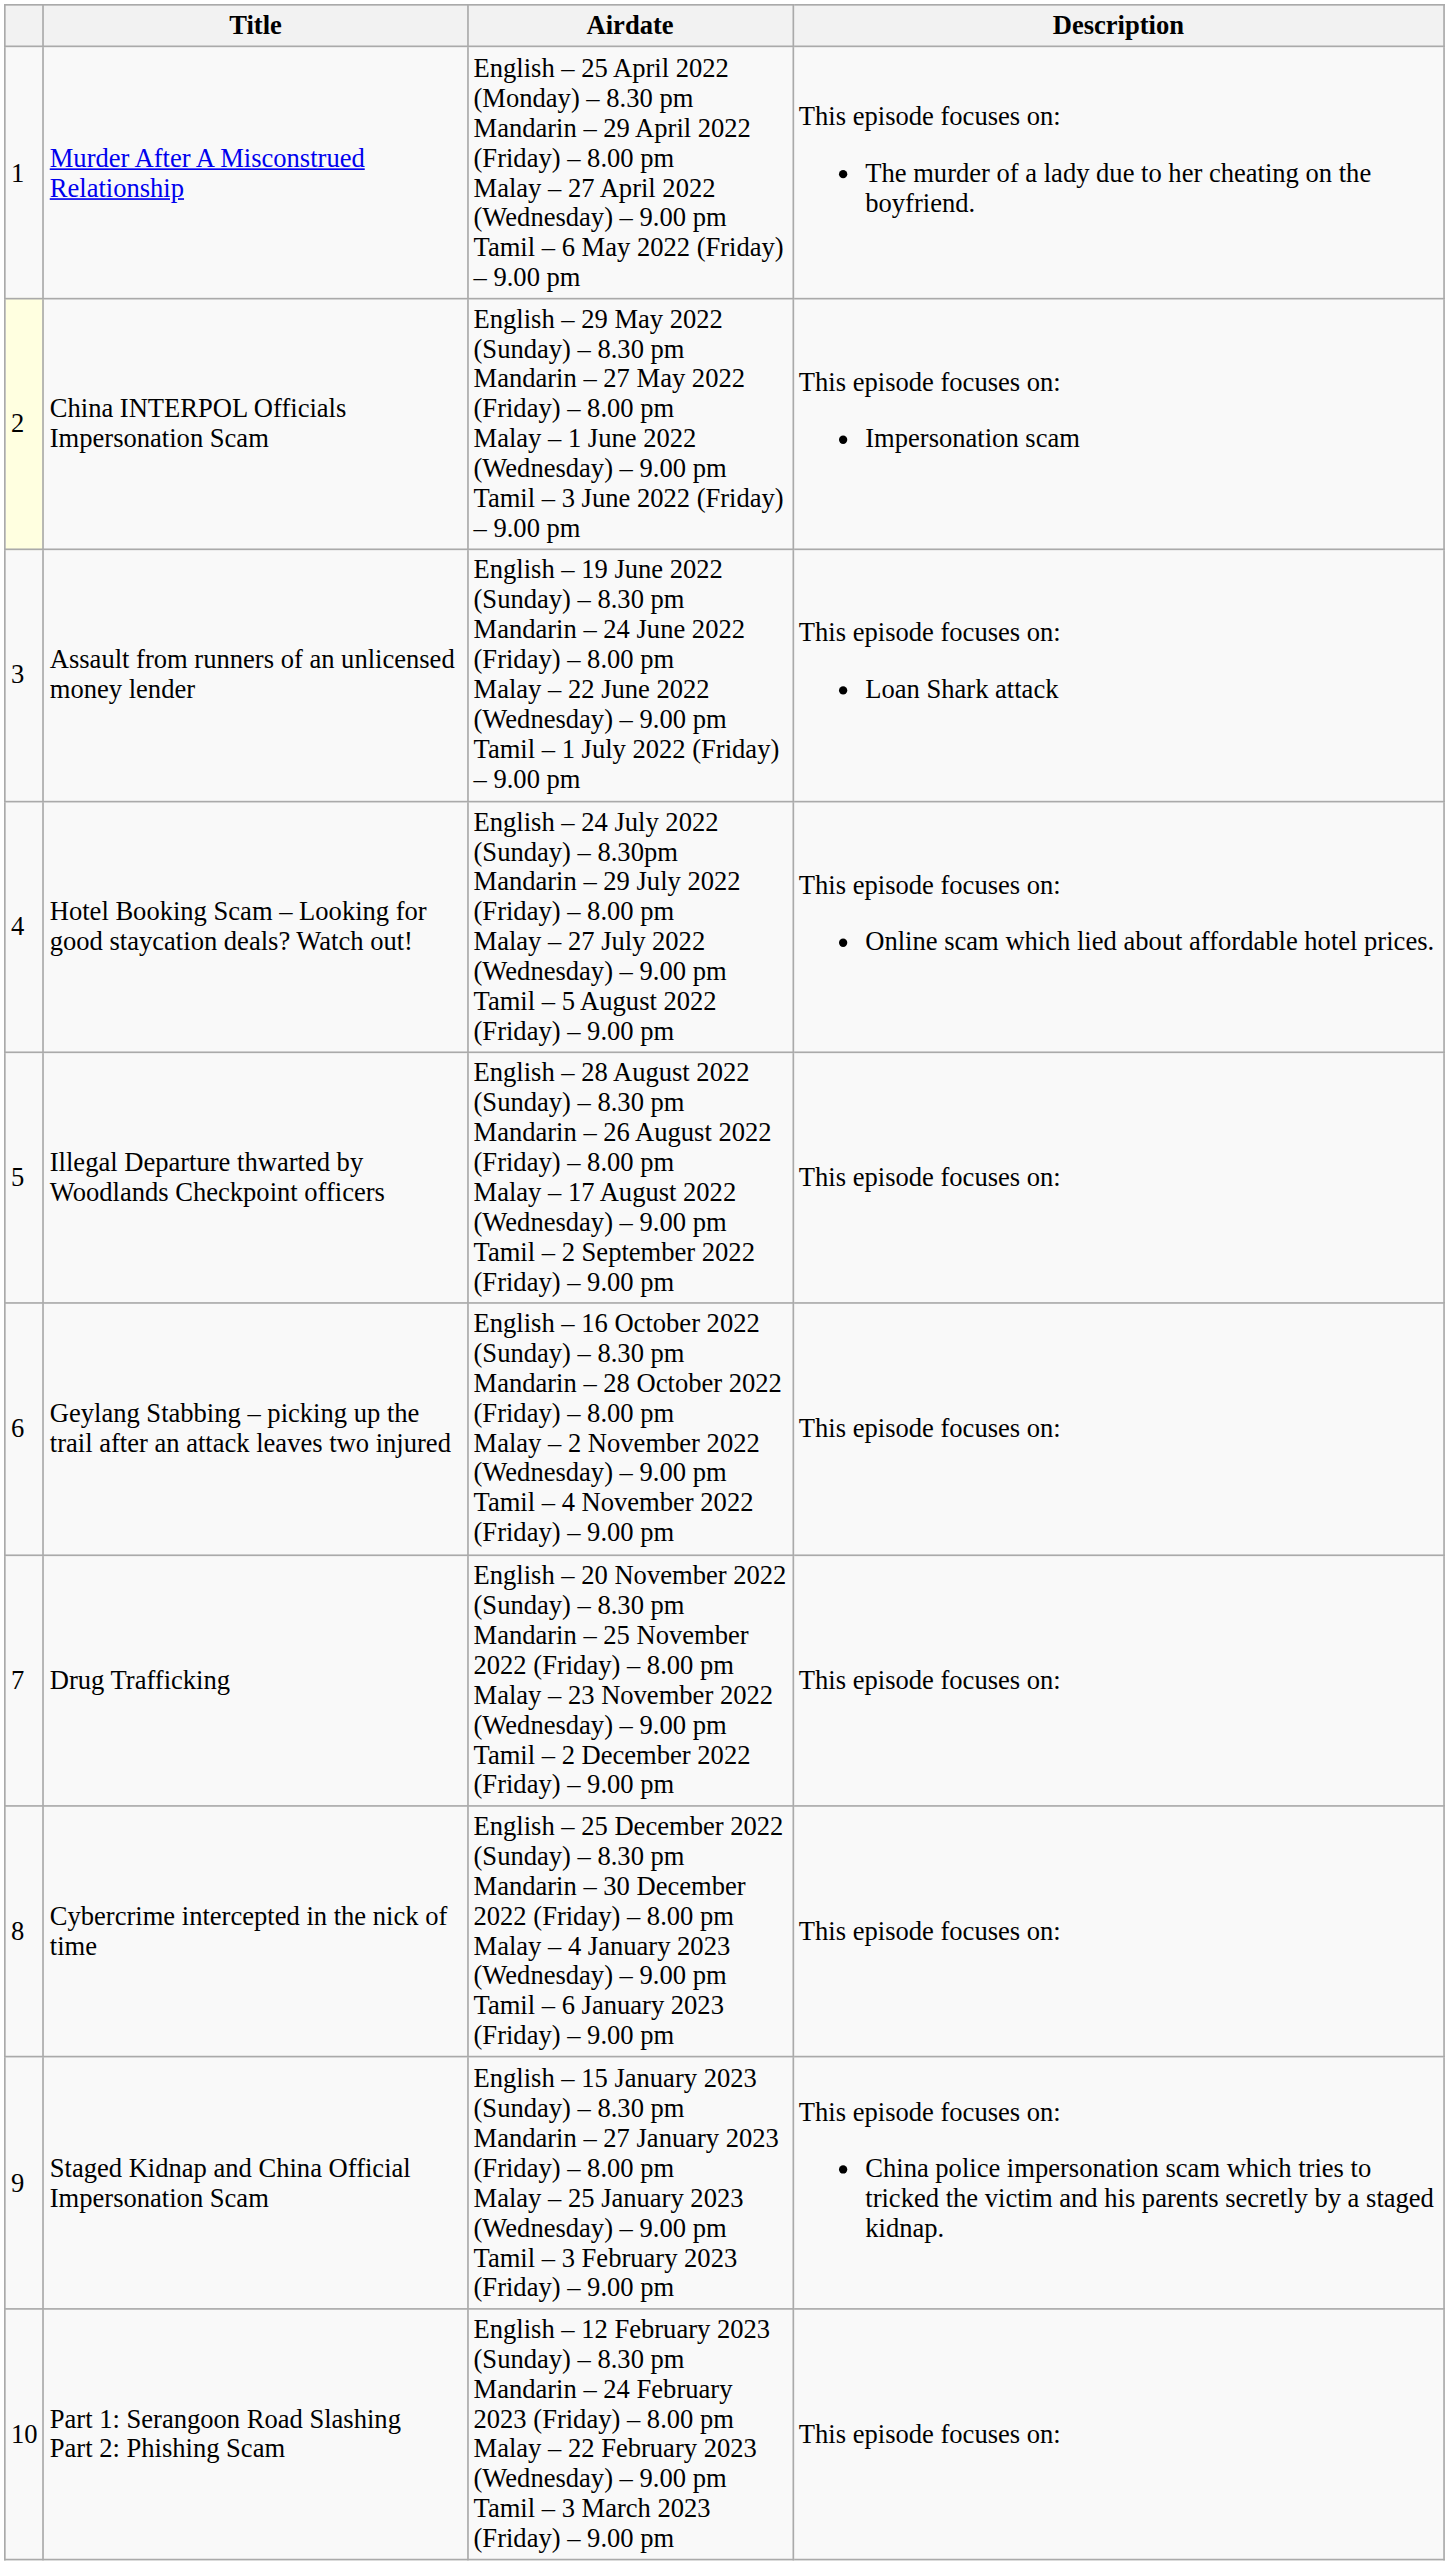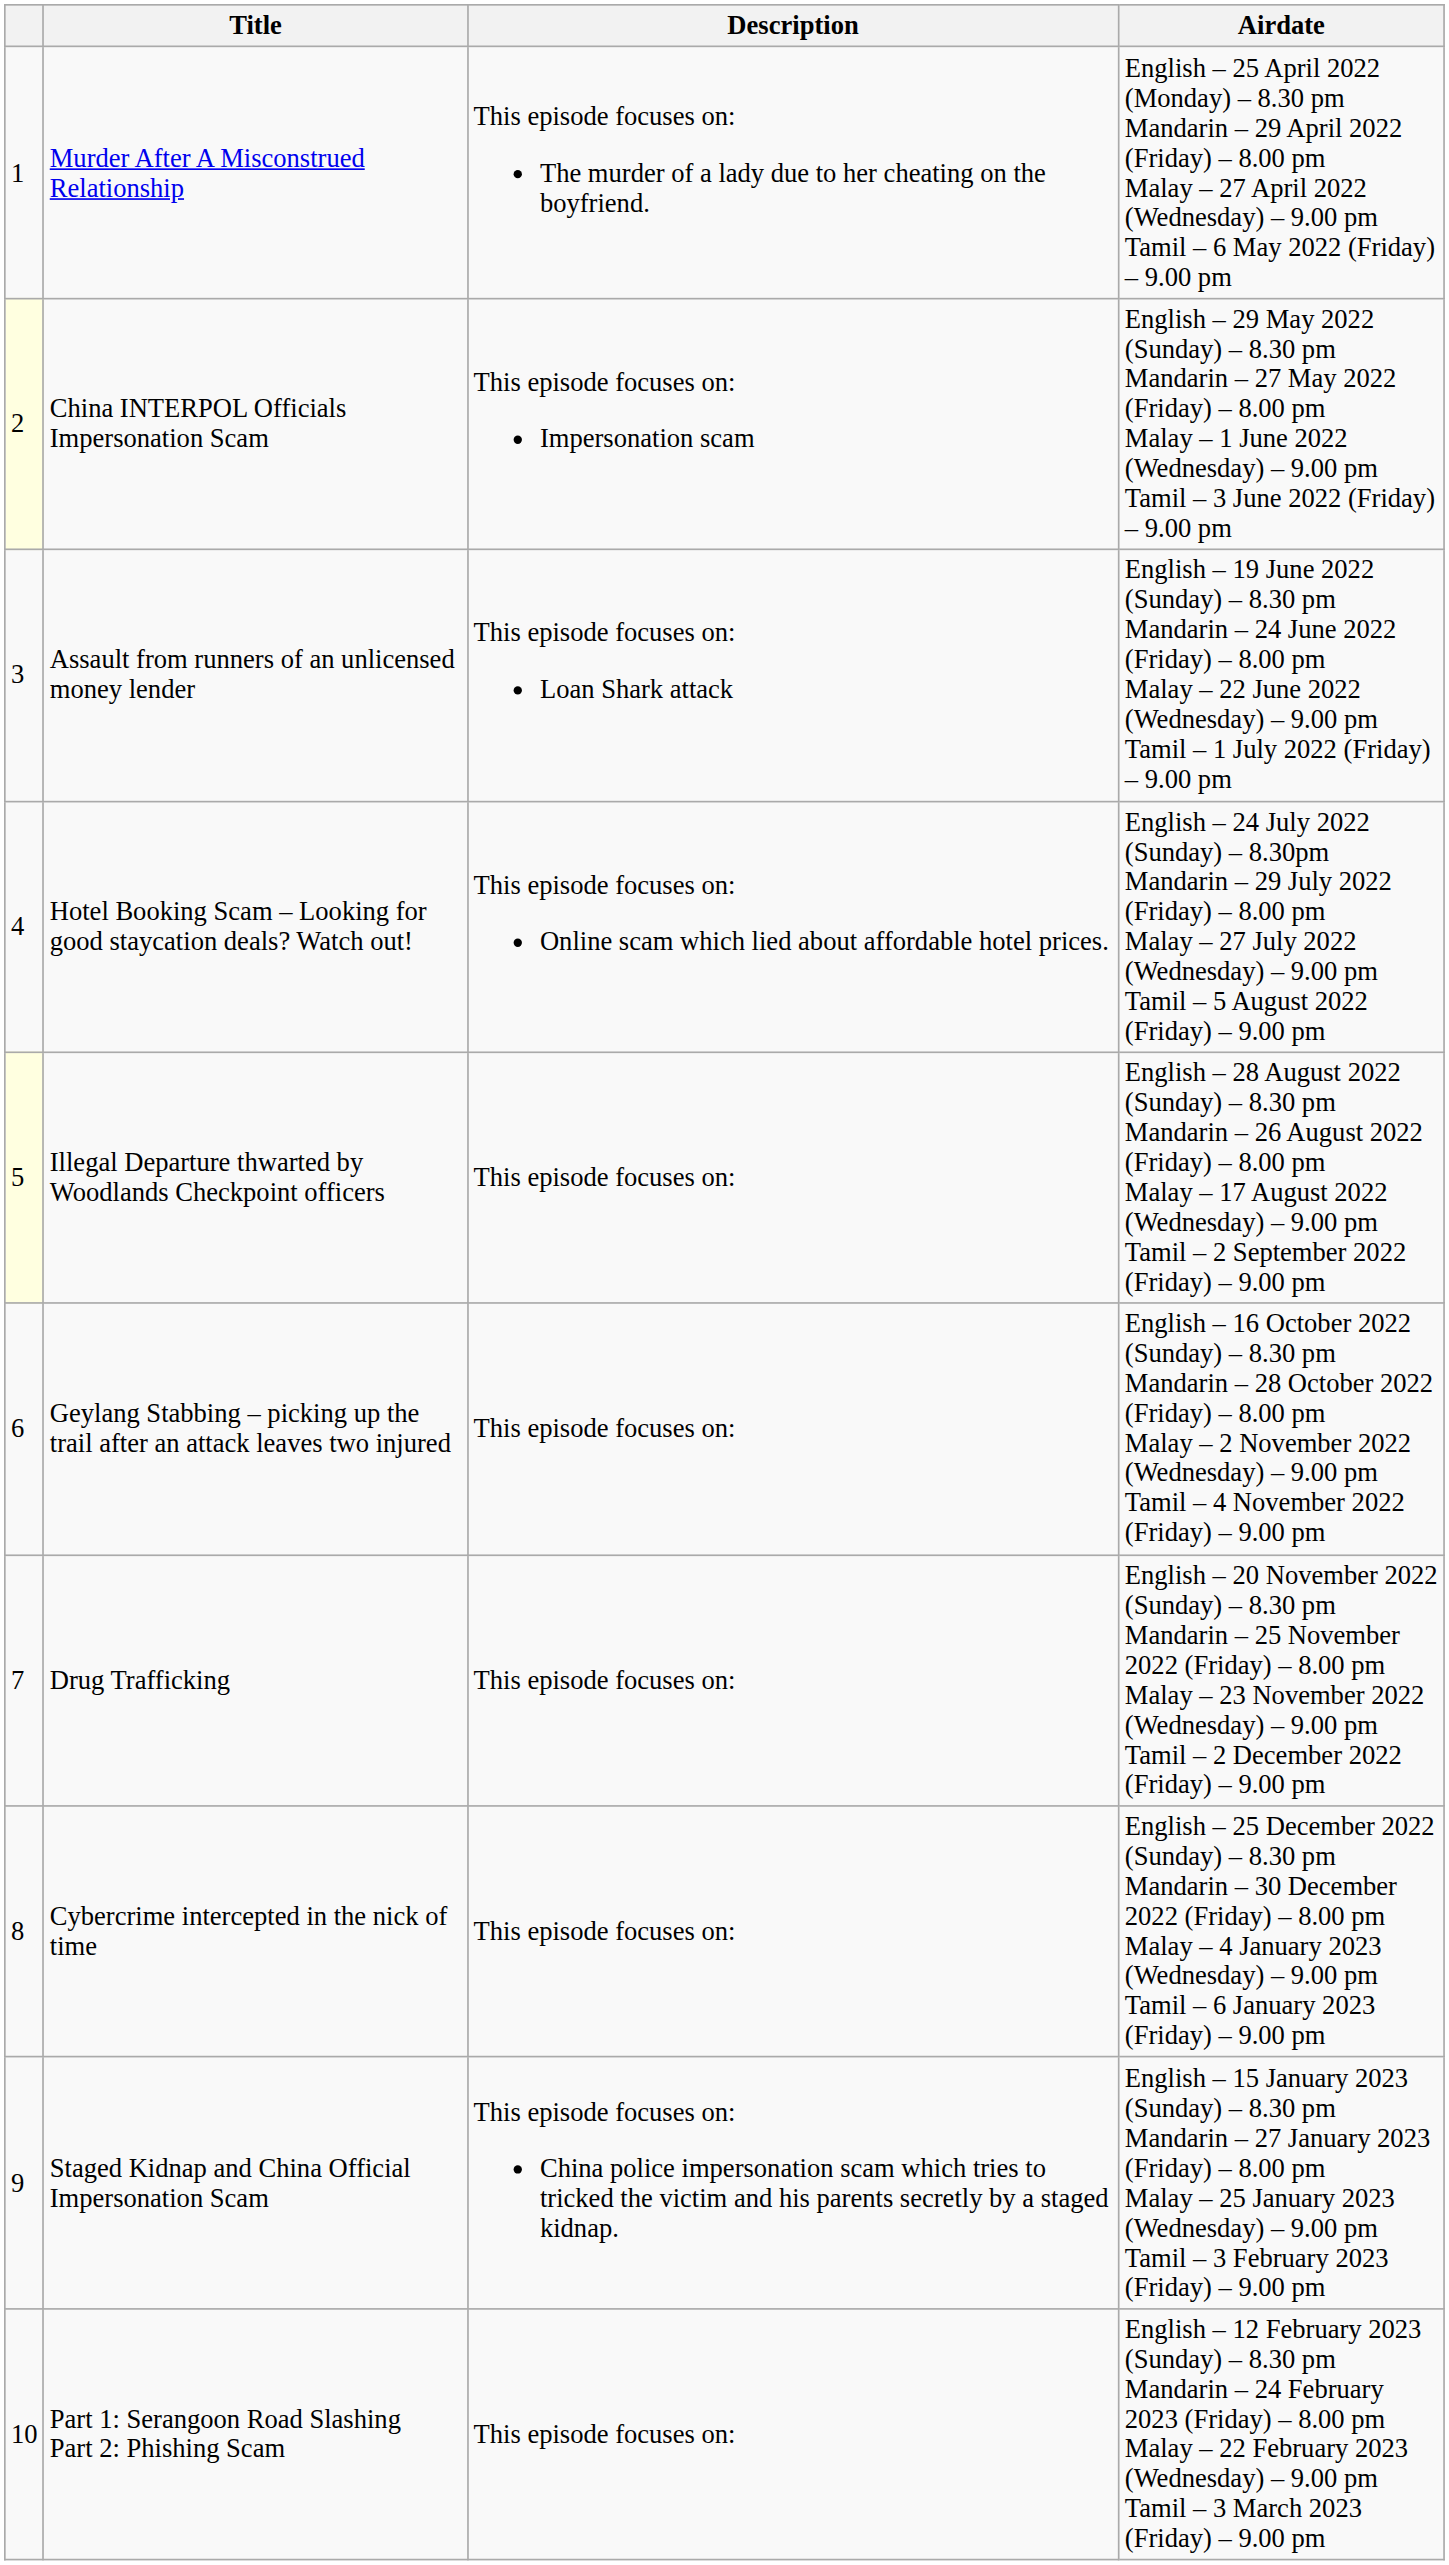columns swapped: (1118, 25) <-> (630, 25)
(18, 1177) no background -> (18, 1177) lightyellow background
